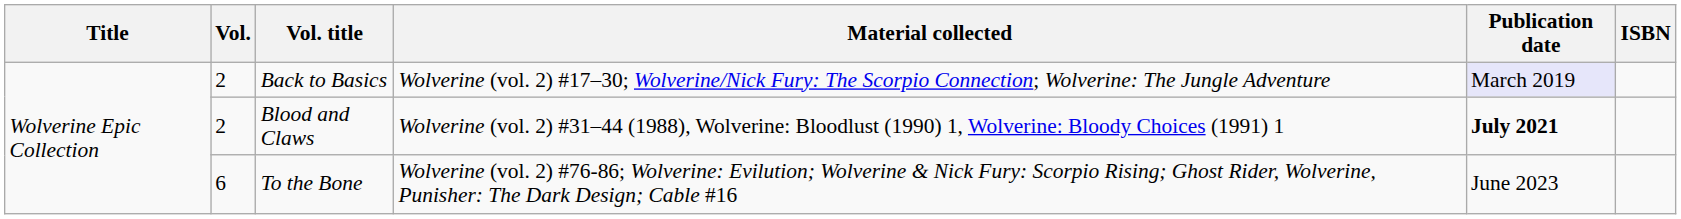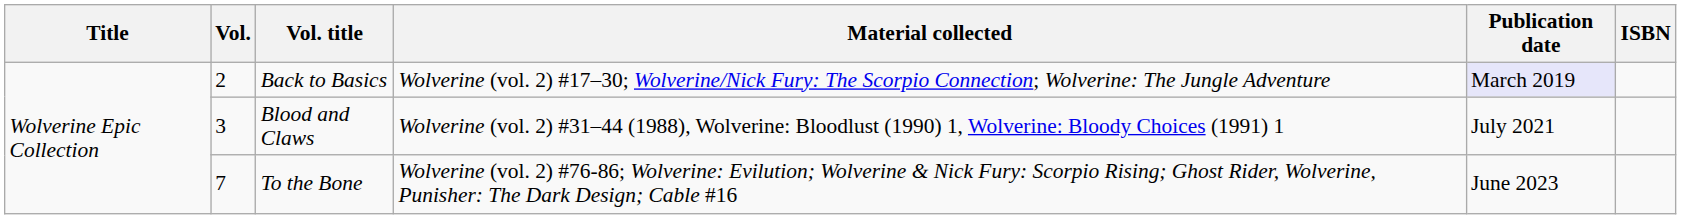(221, 125) 2 -> (221, 125) 3
(1515, 125) bold -> (1513, 125) normal
(221, 183) 6 -> (221, 183) 7
